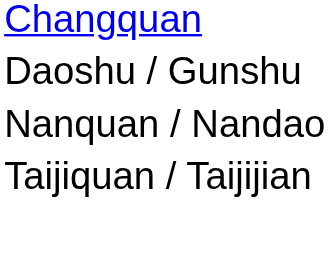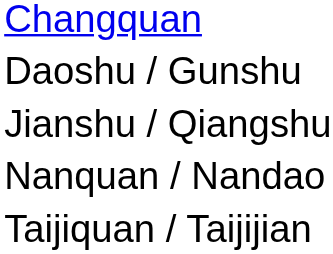+ row: (168, 124)
